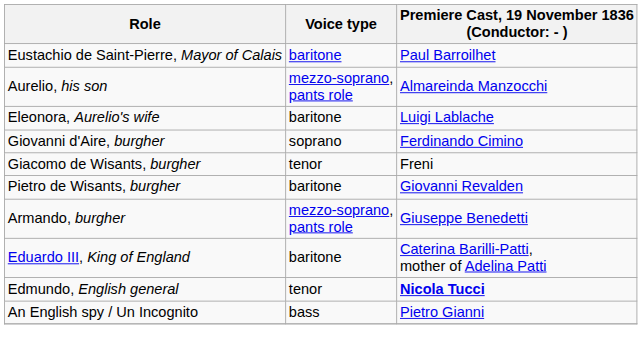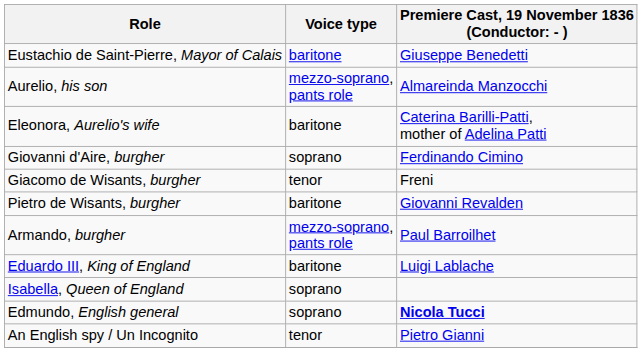(448, 55) Paul Barroilhet -> (464, 55) Giuseppe Benedetti
(447, 118) Luigi Lablache -> (473, 126) Caterina Barilli-Patti, mother of Adelina Patti
(464, 218) Giuseppe Benedetti -> (448, 235) Paul Barroilhet
(473, 258) Caterina Barilli-Patti, mother of Adelina Patti -> (447, 266) Luigi Lablache
+ row: (96, 289)
(305, 289) tenor -> (315, 312) soprano
(304, 312) bass -> (305, 335) tenor
